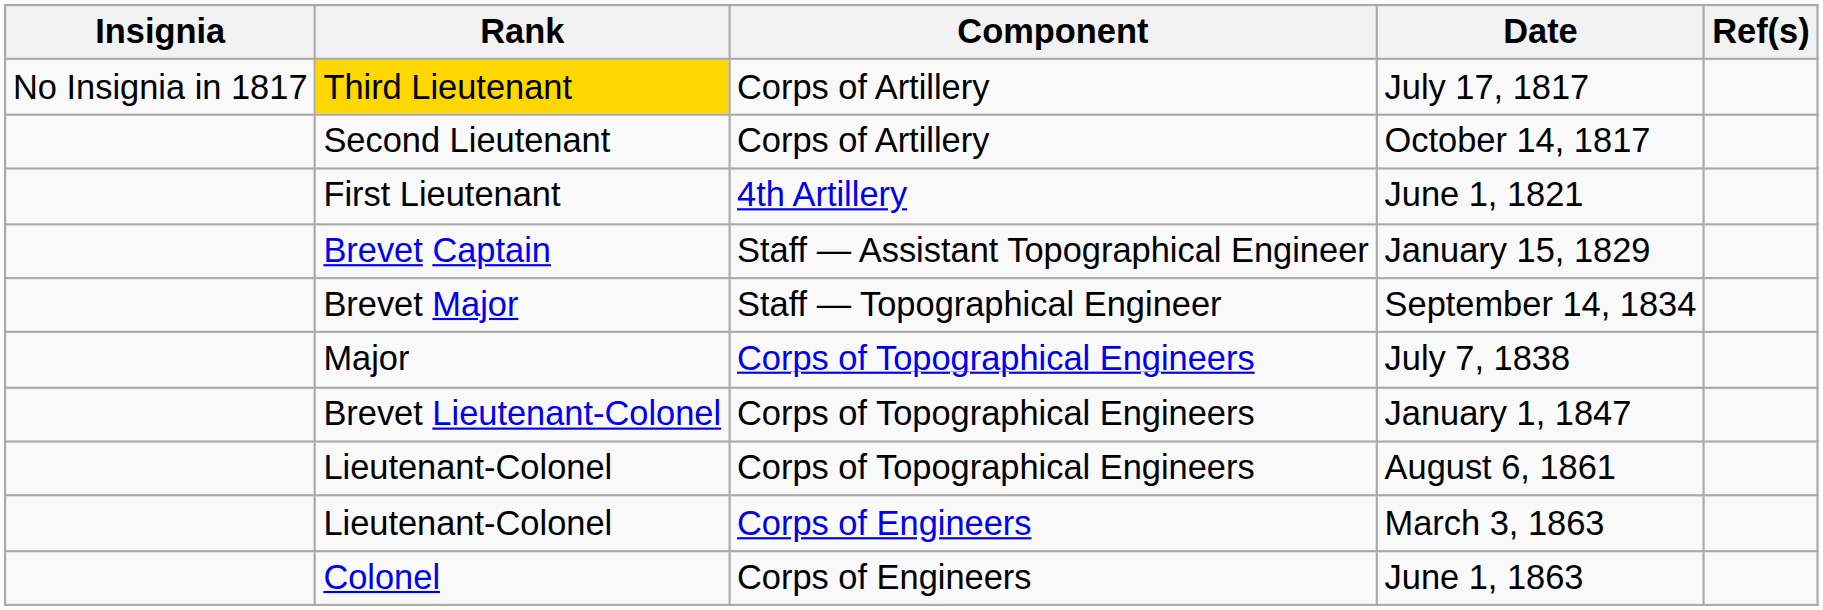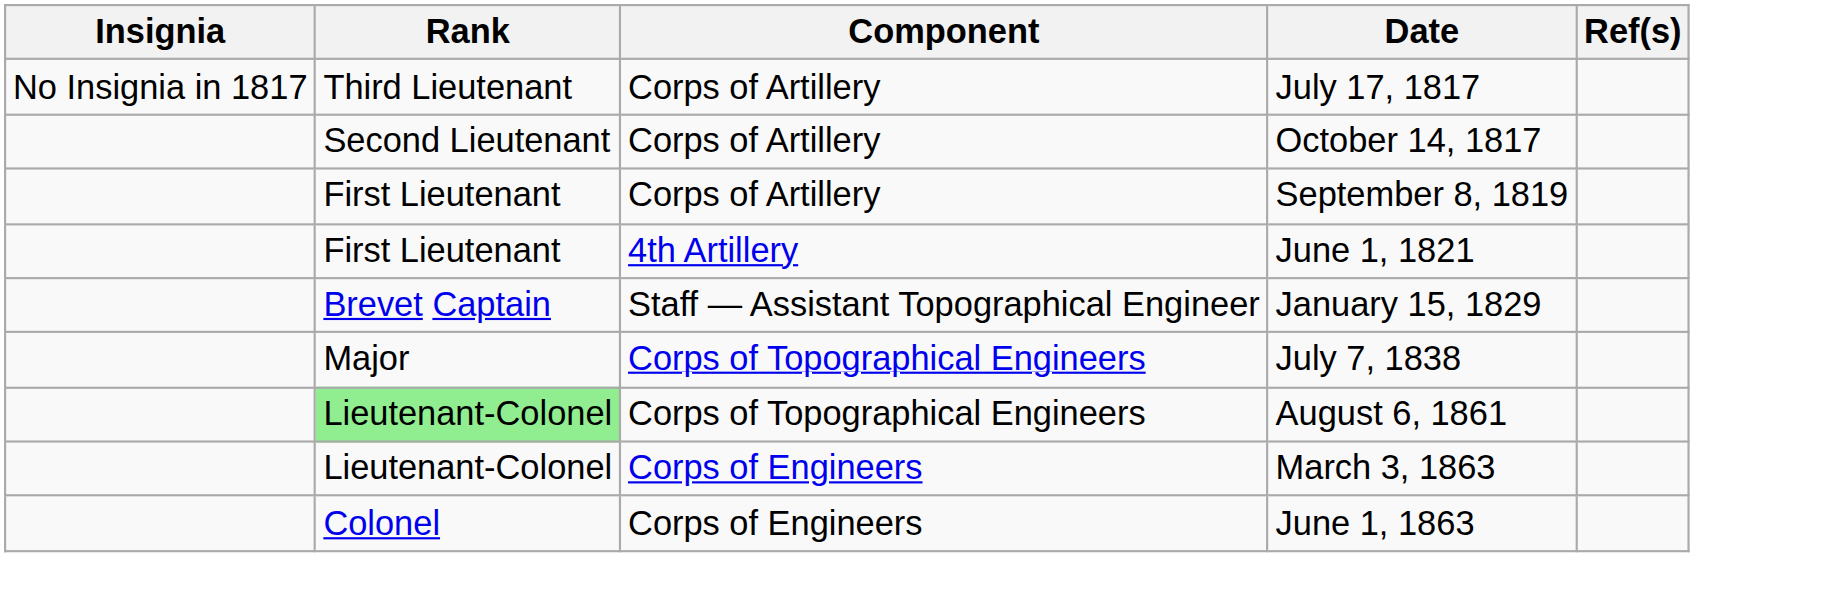(448, 86) gold background -> (448, 86) no background
+ row: (1422, 195)
- row: (1540, 304)
- row: (1508, 413)
(468, 468) no background -> (468, 413) lightgreen background
